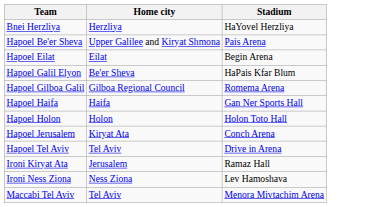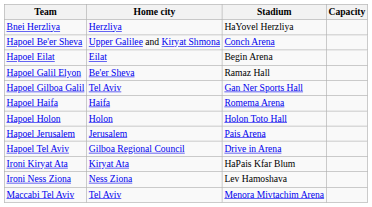+ column: (347, 12)
(245, 42) Pais Arena -> (250, 42) Conch Arena
(260, 73) HaPais Kfar Blum -> (247, 73) Ramaz Hall
(137, 88) Gilboa Regional Council -> (105, 88) Tel Aviv
(254, 88) Romema Arena -> (264, 88) Gan Ner Sports Hall
(264, 103) Gan Ner Sports Hall -> (254, 103) Romema Arena
(109, 133) Kiryat Ata -> (108, 133) Jerusalem
(250, 133) Conch Arena -> (245, 133) Pais Arena
(105, 149) Tel Aviv -> (137, 149) Gilboa Regional Council
(108, 164) Jerusalem -> (109, 164) Kiryat Ata
(247, 164) Ramaz Hall -> (260, 164) HaPais Kfar Blum
